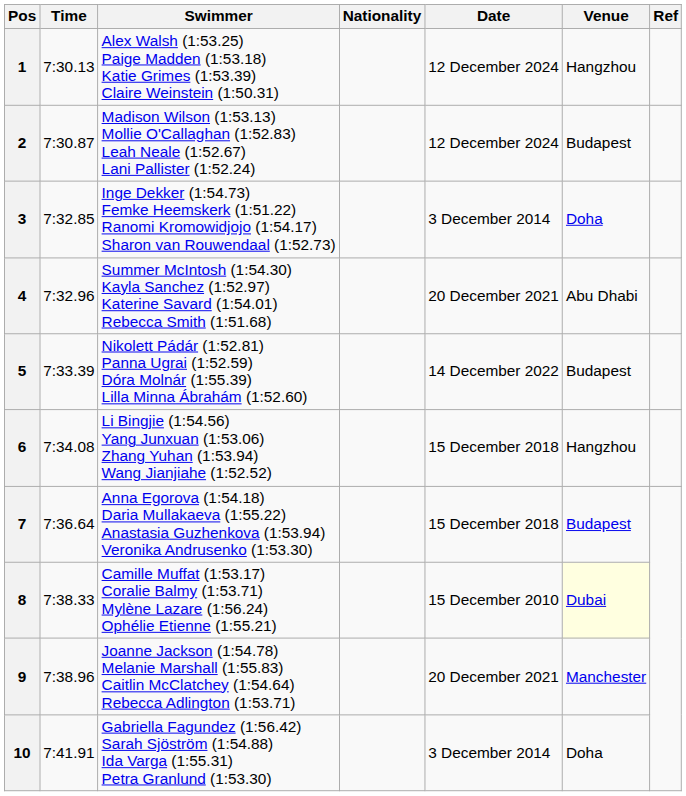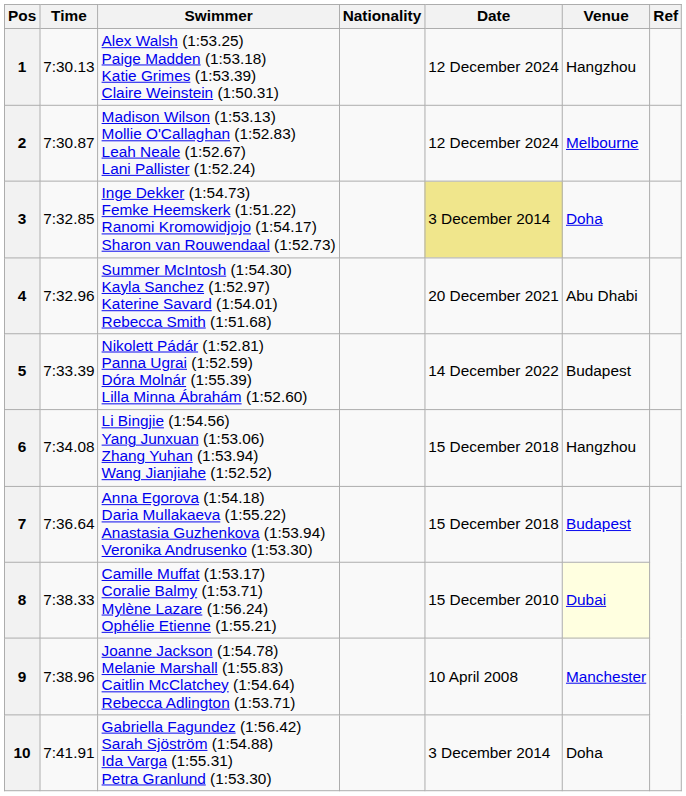(598, 143) Budapest -> (602, 143) Melbourne
(489, 219) no background -> (489, 219) khaki background
(494, 676) 20 December 2021 -> (473, 676) 10 April 2008
